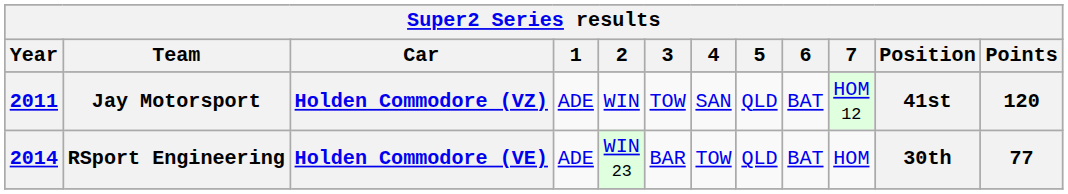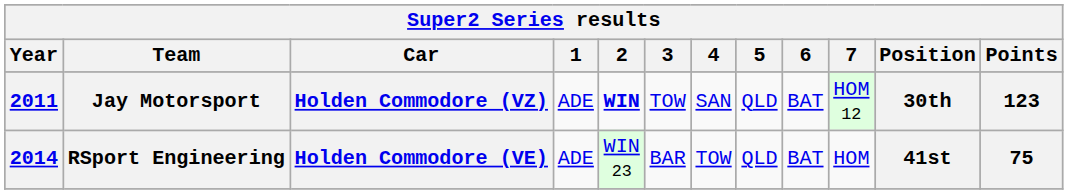(622, 101) normal -> (622, 101) bold
(927, 101) 41st -> (927, 101) 30th
(1022, 101) 120 -> (1022, 101) 123
(927, 159) 30th -> (927, 159) 41st
(1022, 159) 77 -> (1022, 159) 75
